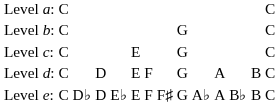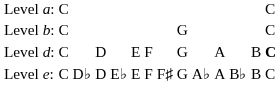- row: (29, 51)
(270, 72) normal -> (271, 51) bold
